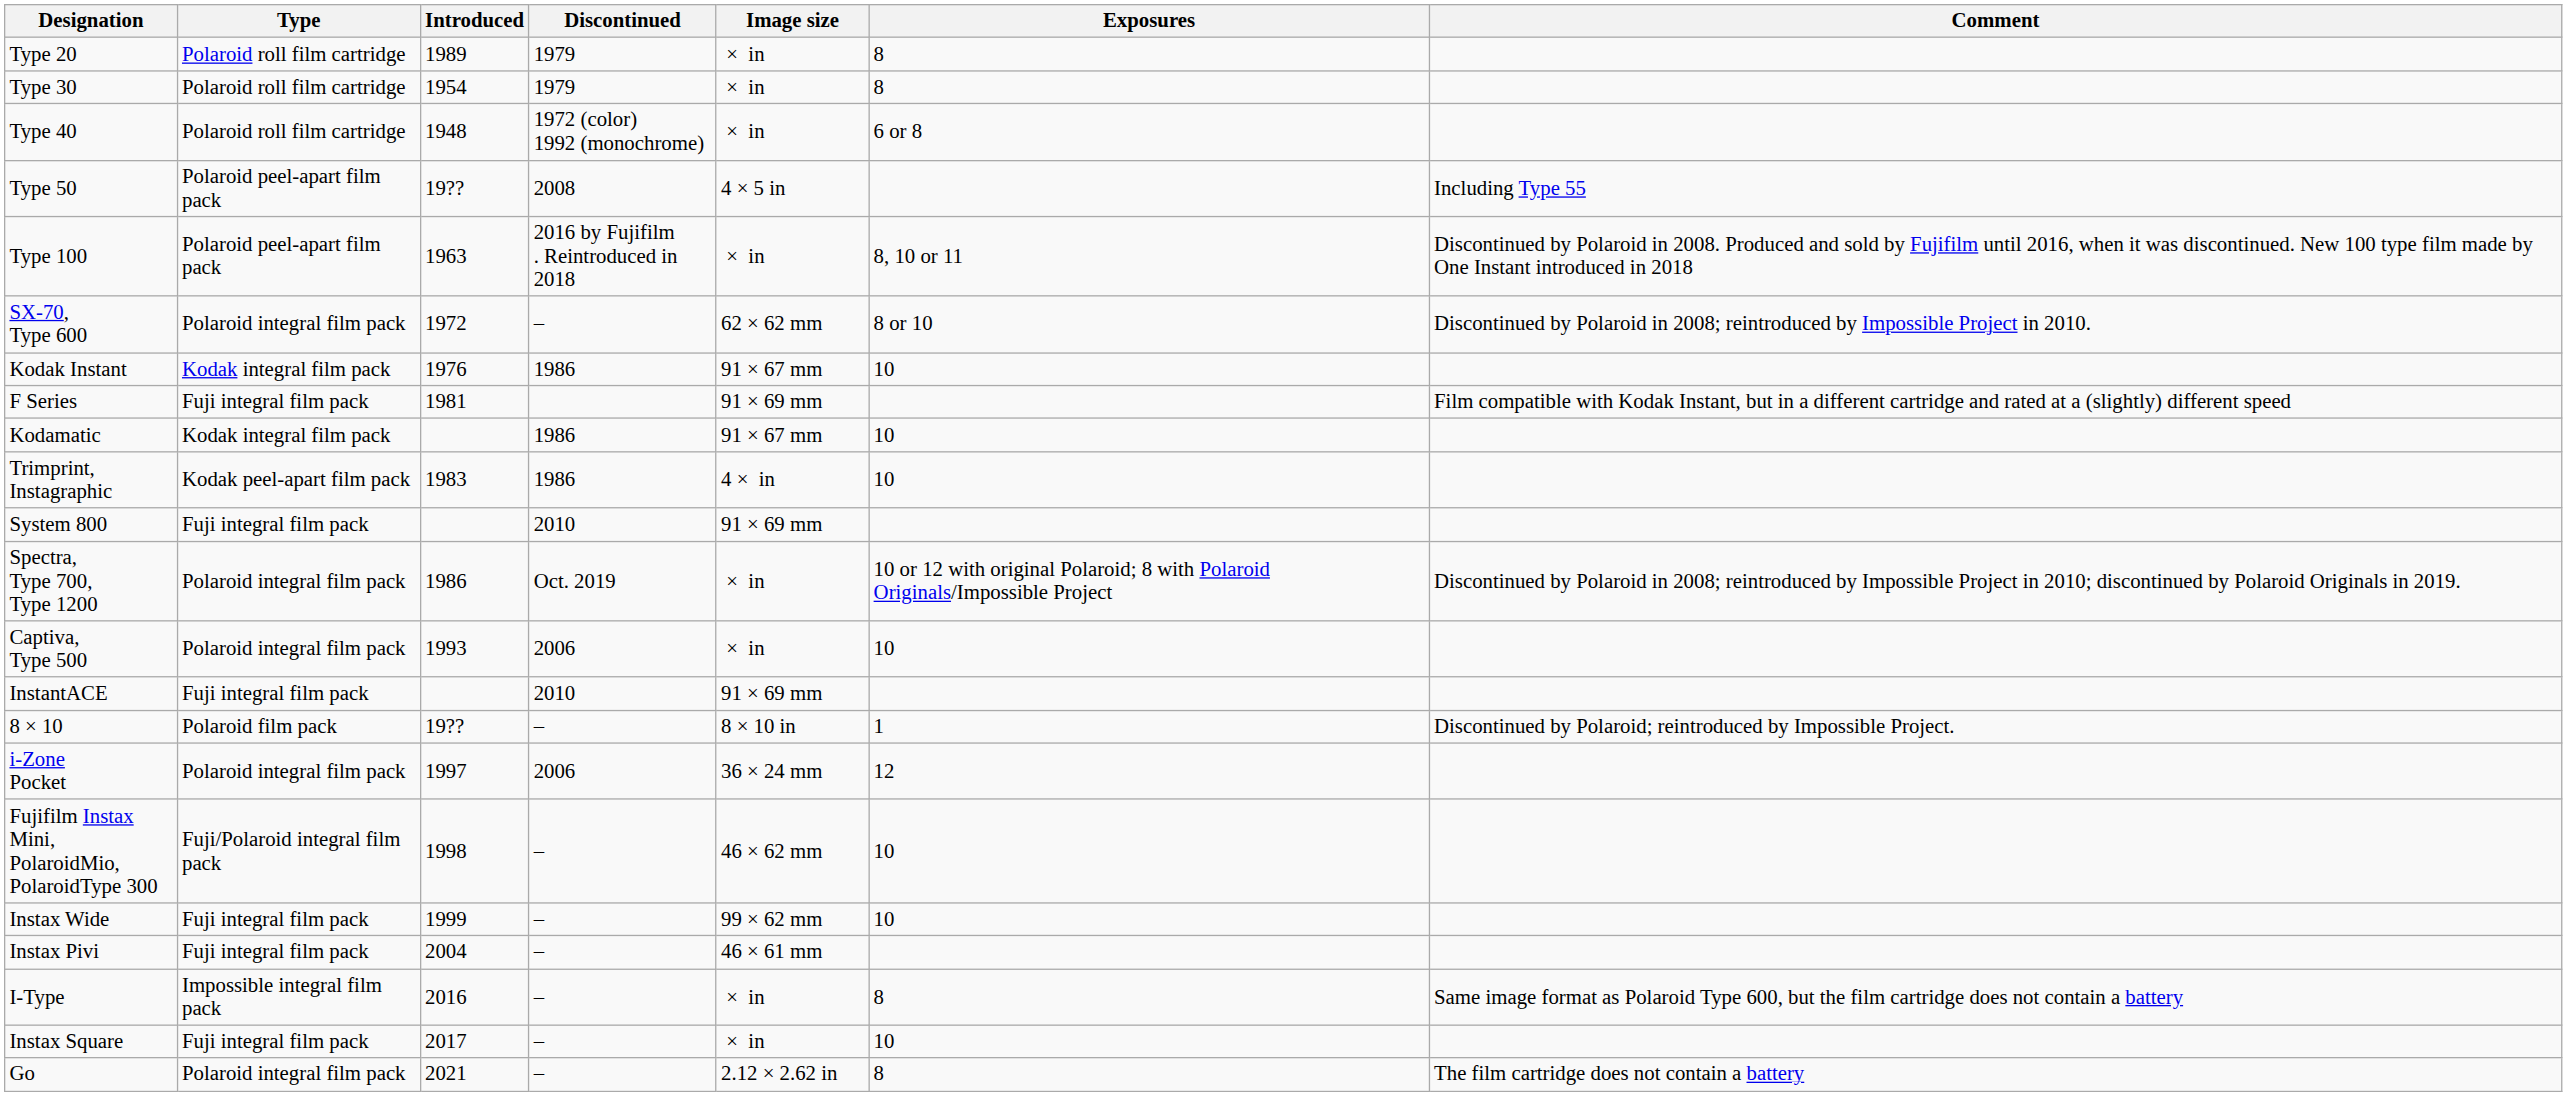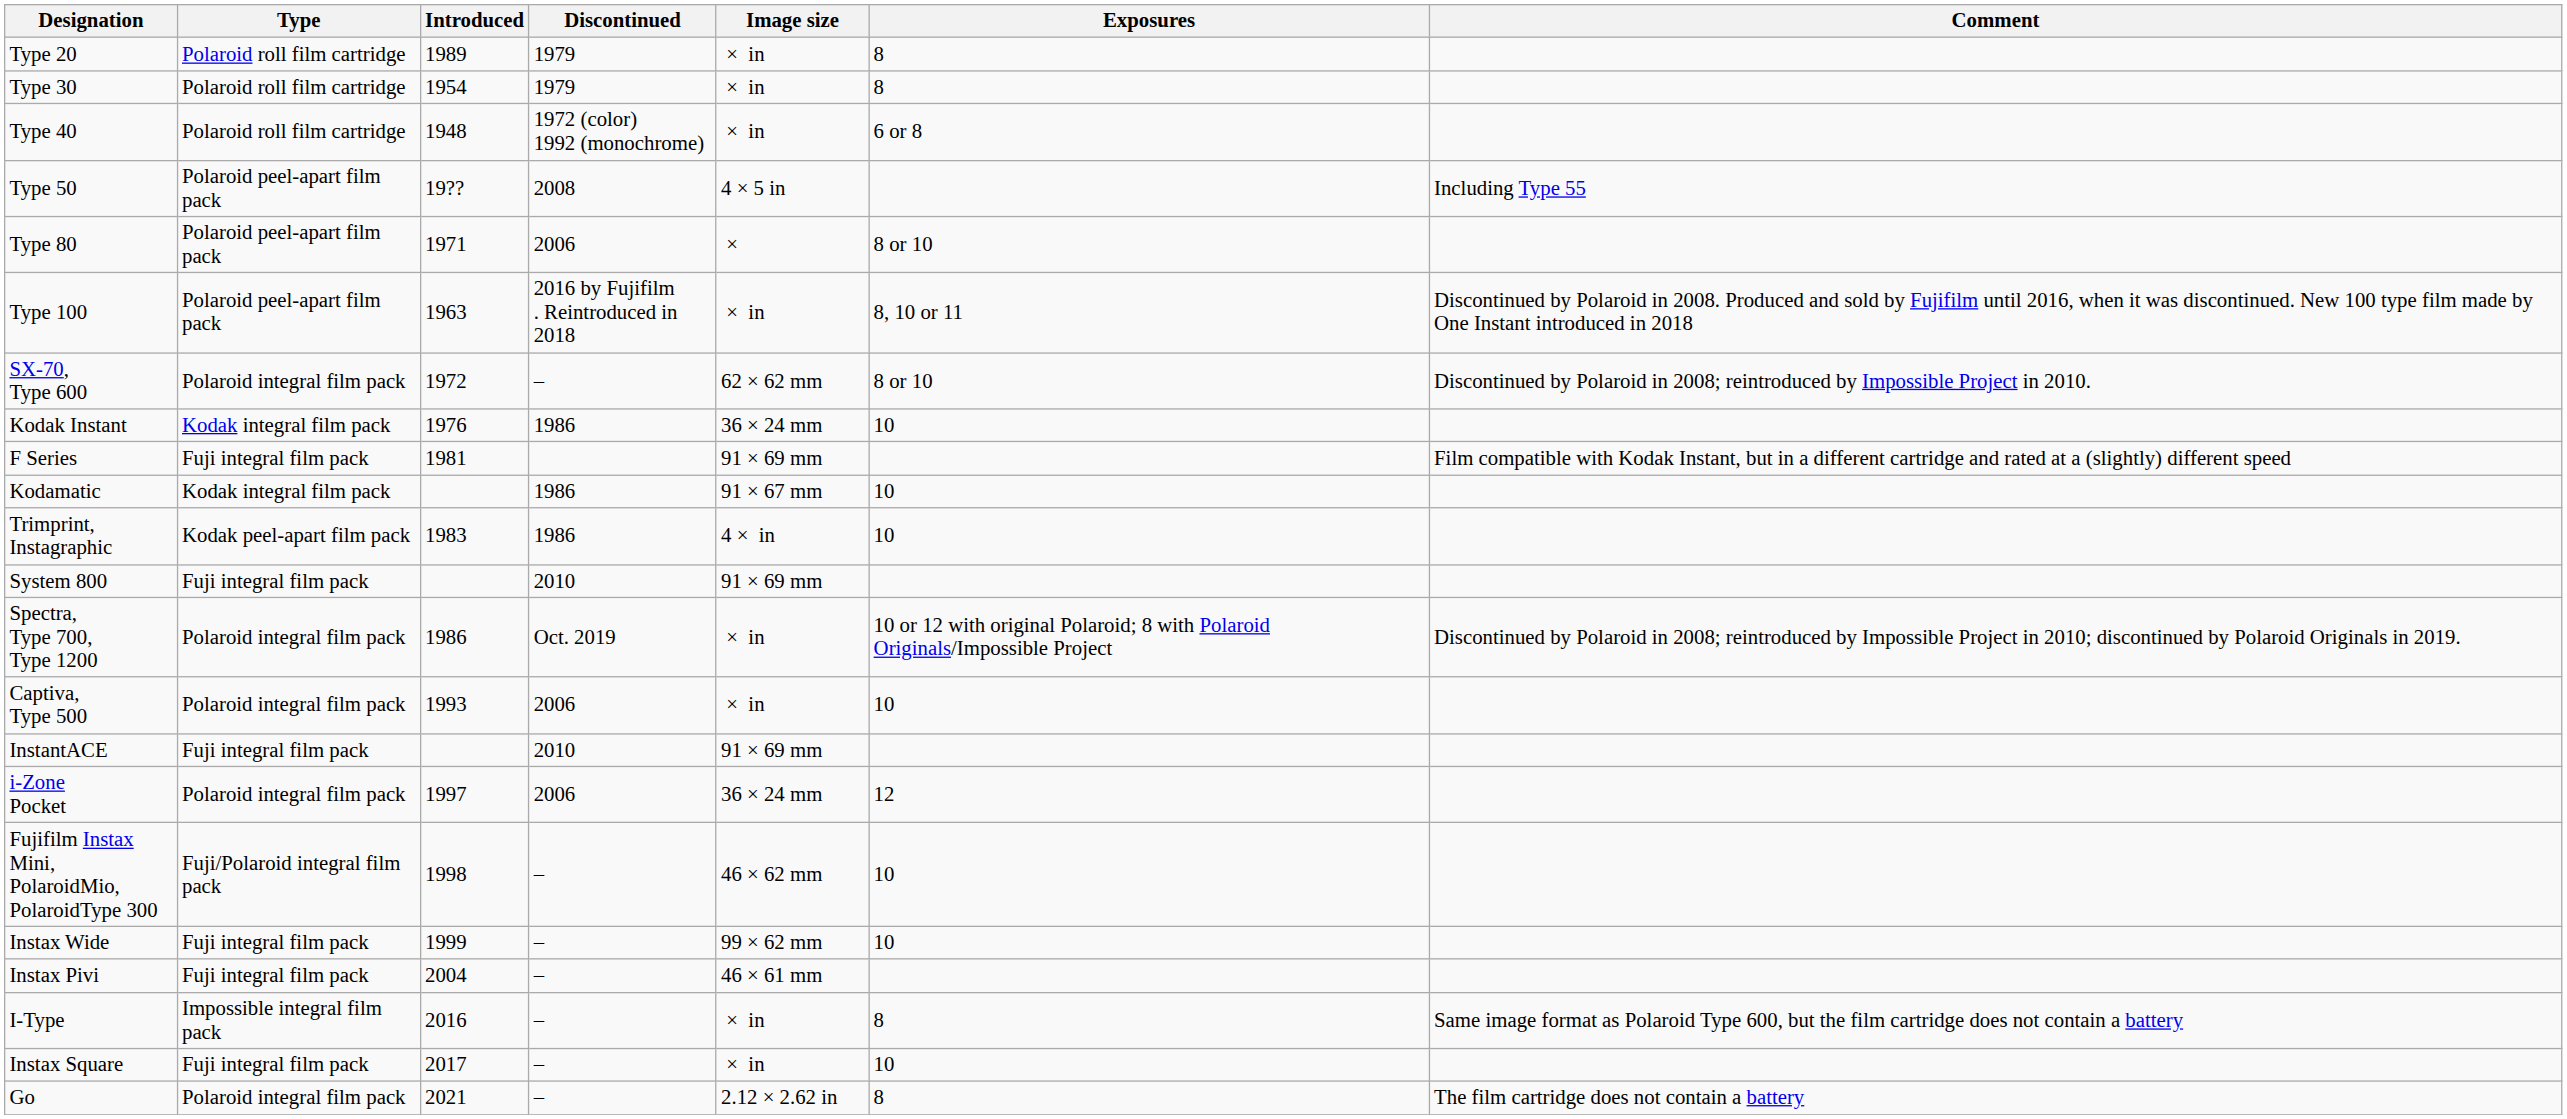+ row: (43, 244)
(772, 368) 91 × 67 mm -> (772, 425) 36 × 24 mm
- row: (39, 726)
